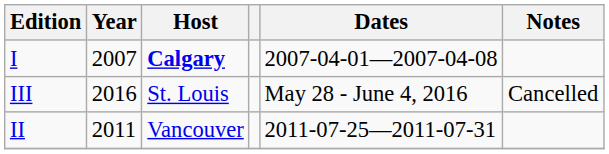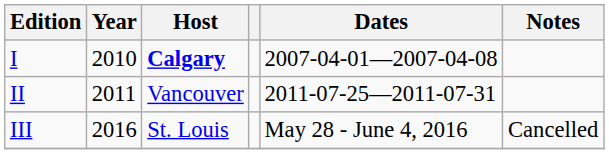(114, 58) 2007 -> (114, 58) 2010
rows swapped: (17, 129) <-> (21, 93)
